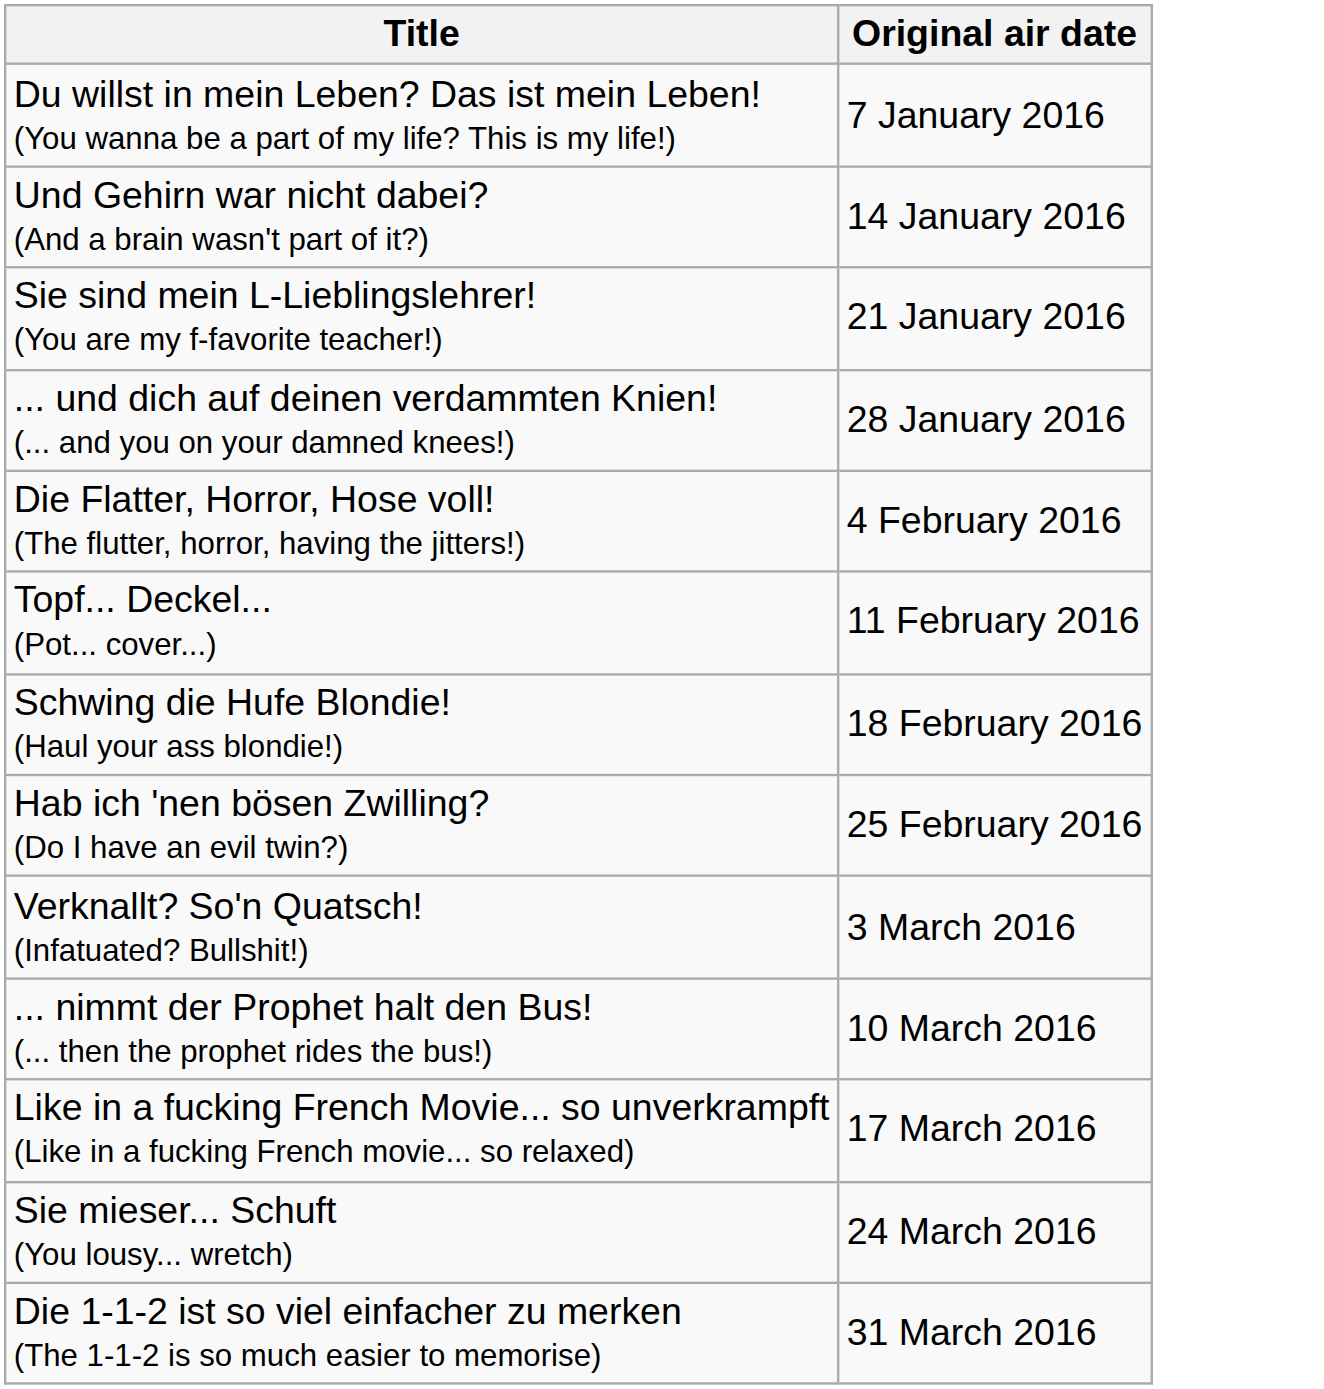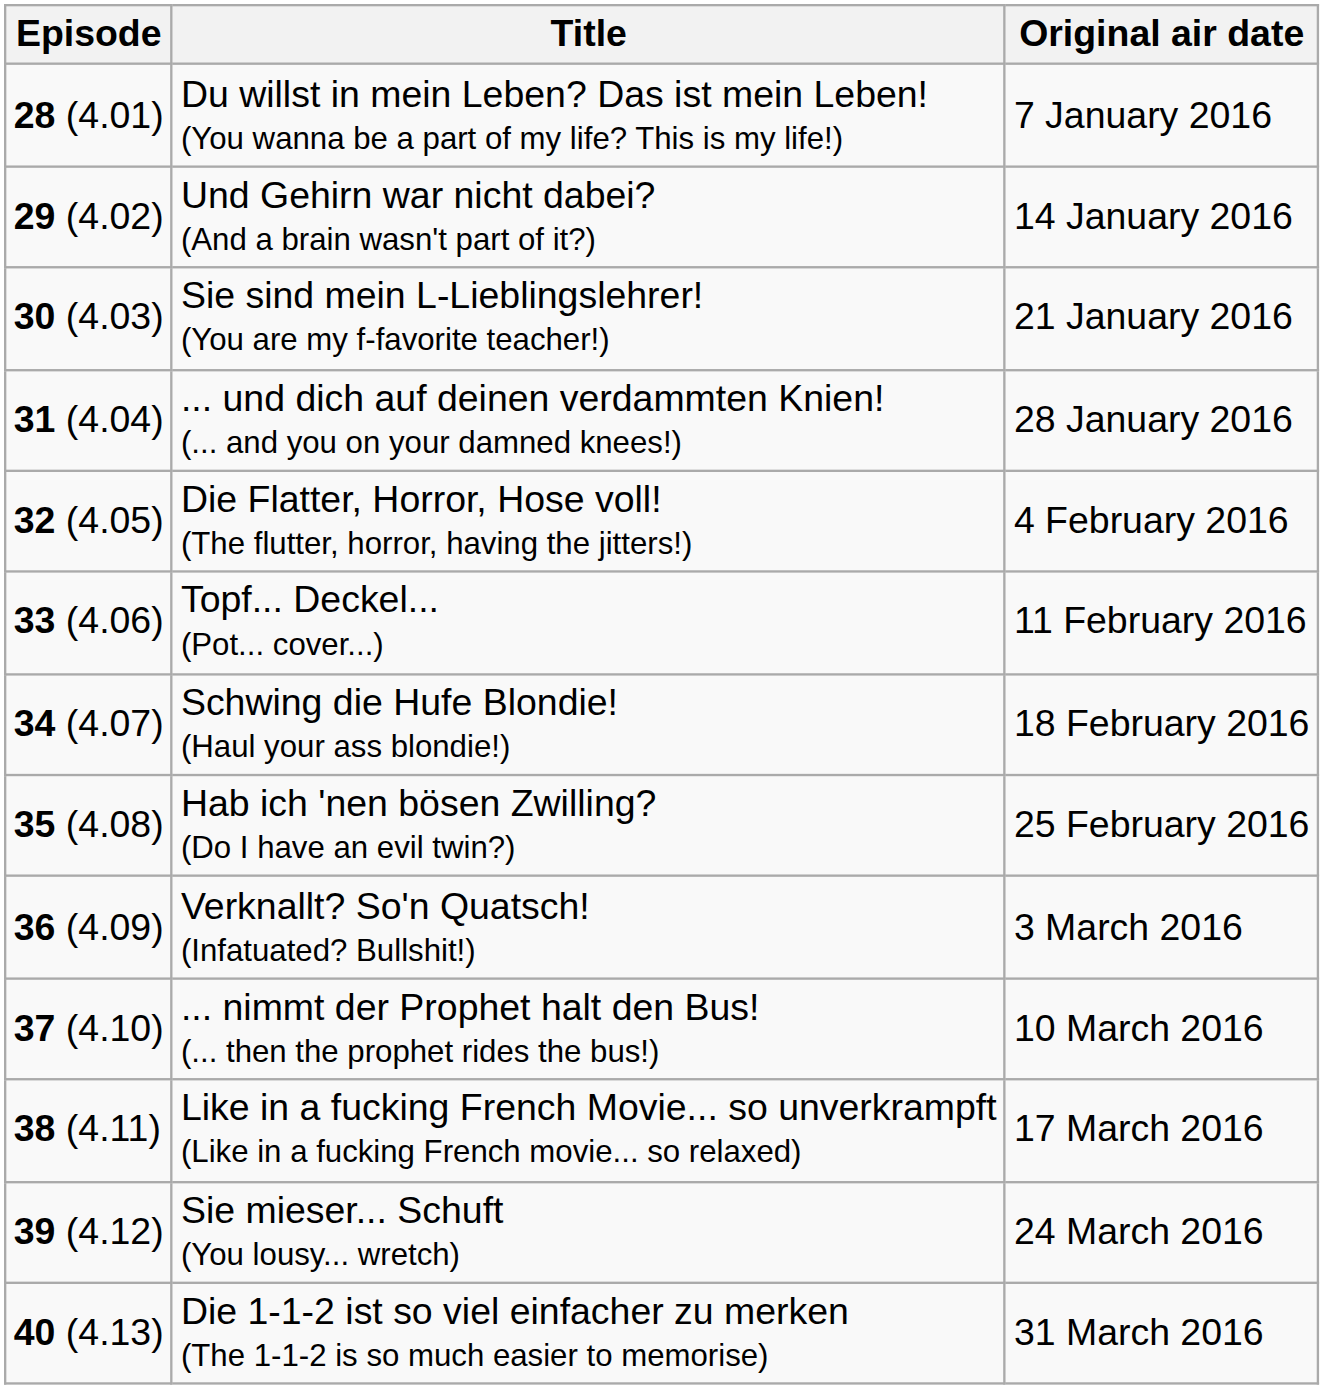+ column: (89, 34)
